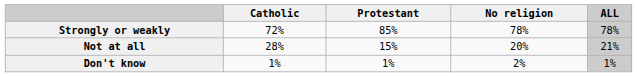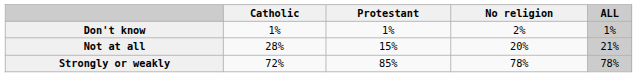rows swapped: (115, 30) <-> (115, 63)
